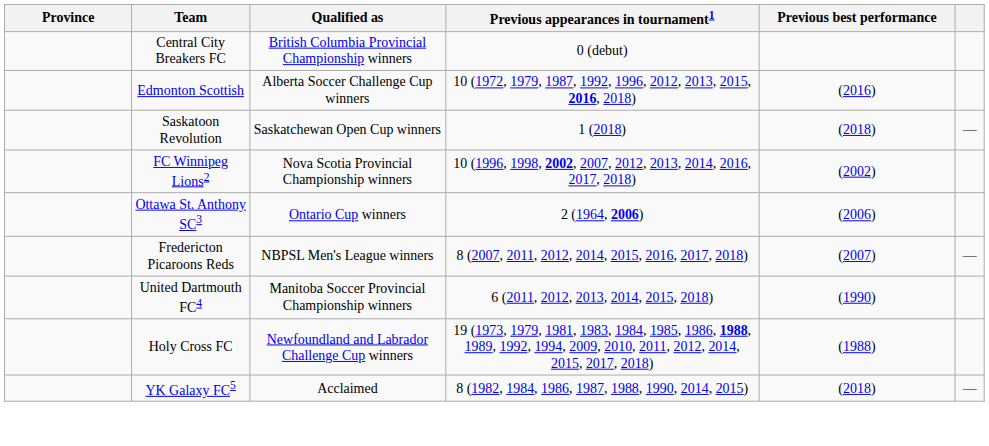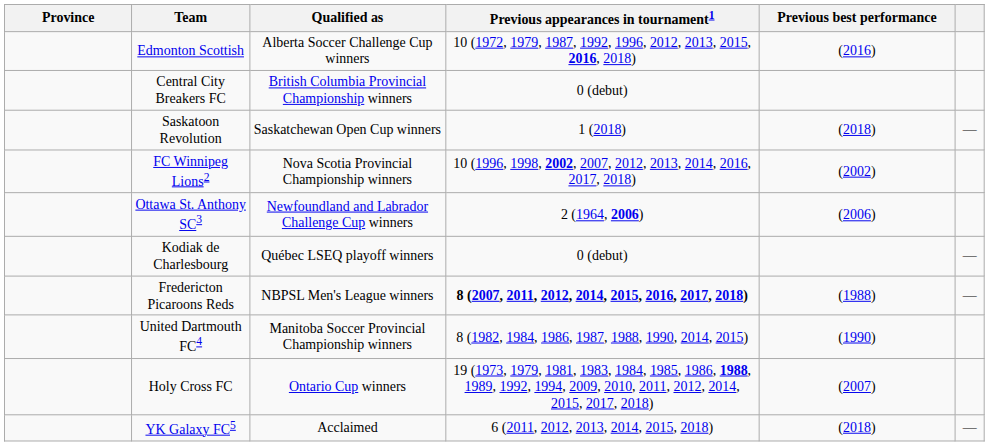rows swapped: (191, 51) <-> (191, 90)
(347, 215) Ontario Cup winners -> (347, 215) Newfoundland and Labrador Challenge Cup winners
+ row: (191, 256)
(602, 256) normal -> (602, 295) bold
(857, 256) (2007) -> (857, 295) (1988)
(602, 297) 6 (2011, 2012, 2013, 2014, 2015, 2018) -> (602, 337) 8 (1982, 1984, 1986, 1987, 1988, 1990, 2014, 2015)
(347, 347) Newfoundland and Labrador Challenge Cup winners -> (347, 386) Ontario Cup winners
(857, 347) (1988) -> (857, 386) (2007)
(602, 388) 8 (1982, 1984, 1986, 1987, 1988, 1990, 2014, 2015) -> (602, 428) 6 (2011, 2012, 2013, 2014, 2015, 2018)
